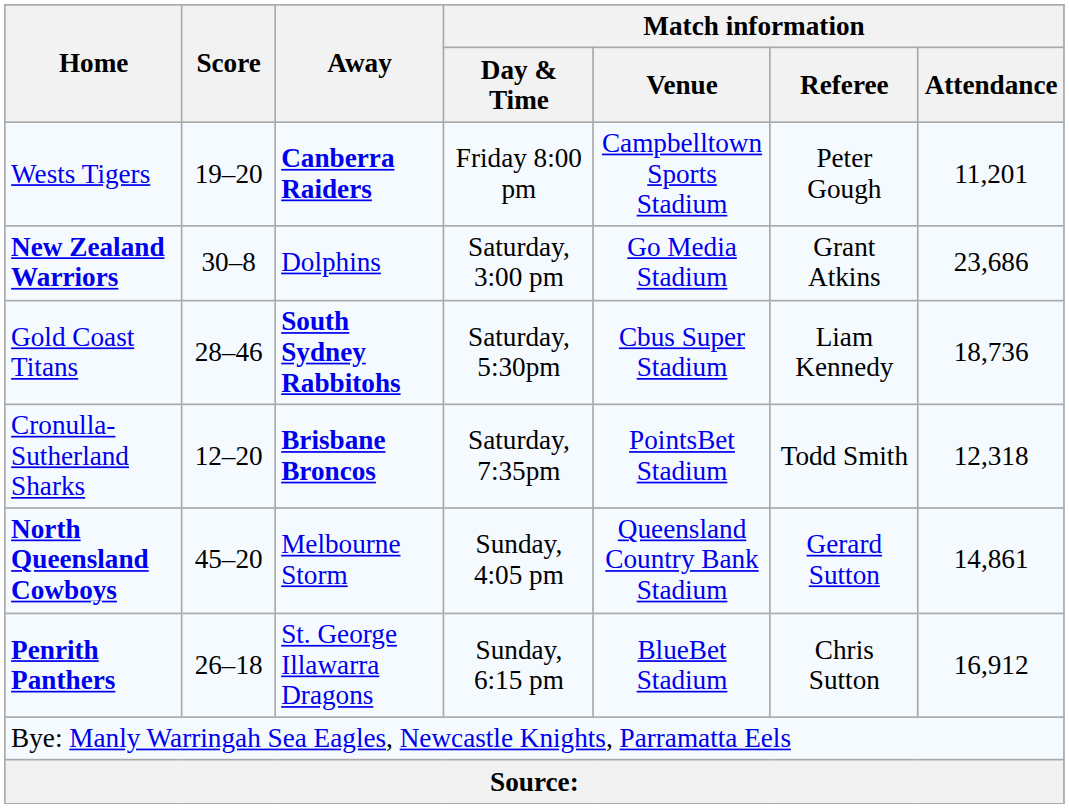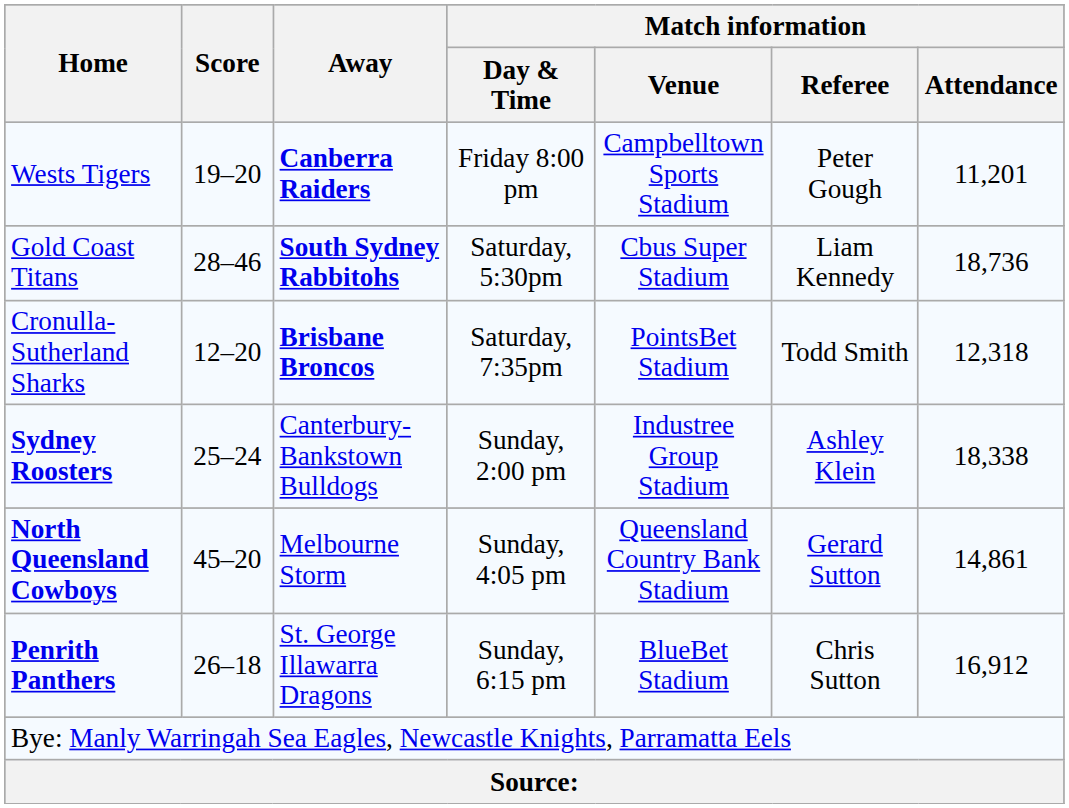- row: (88, 262)
+ row: (62, 455)
